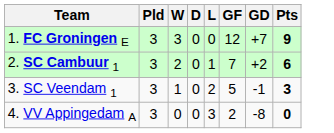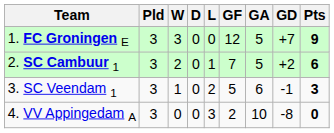+ column: (259, 15)
